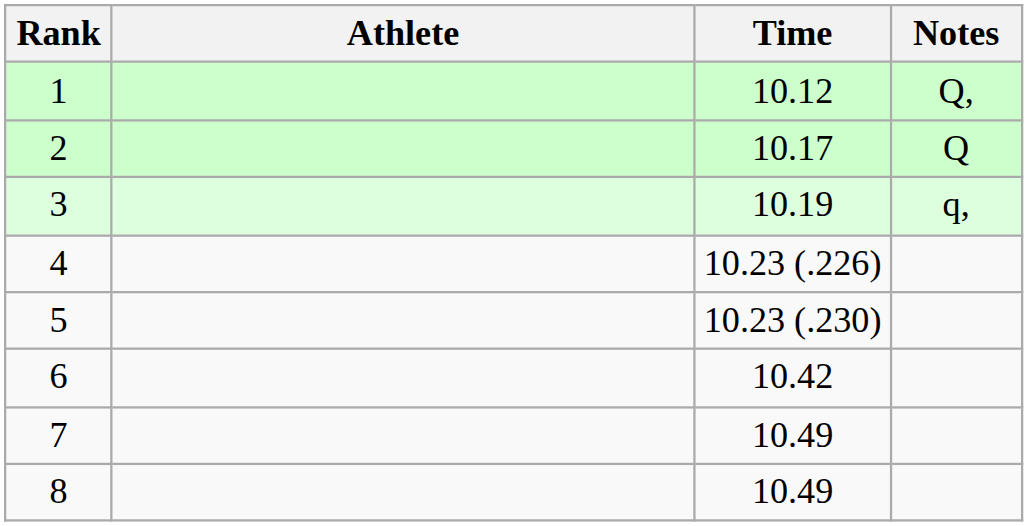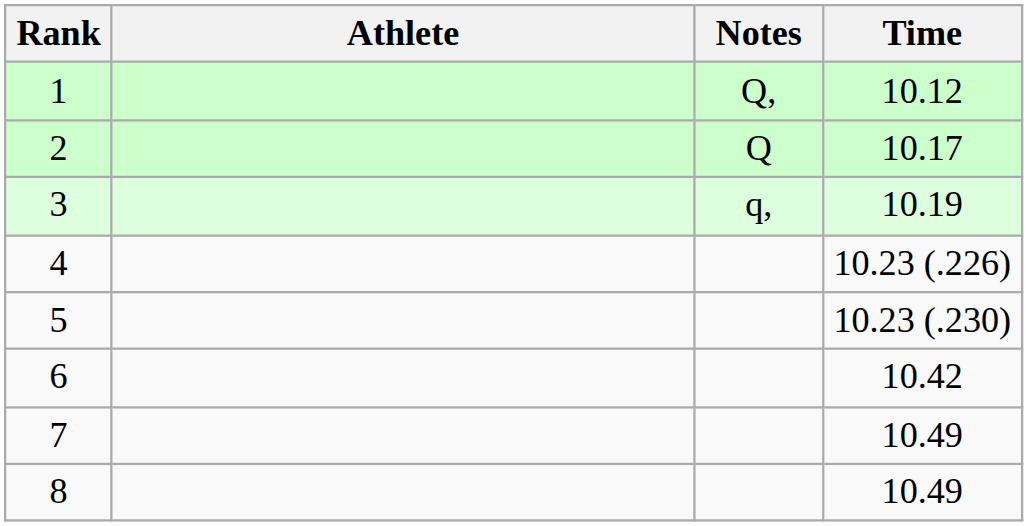columns swapped: (793, 33) <-> (956, 33)
